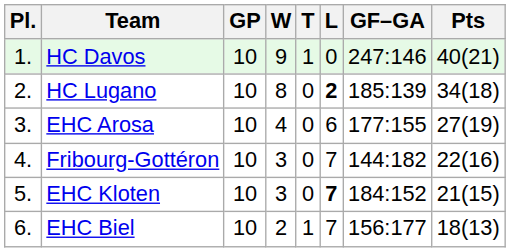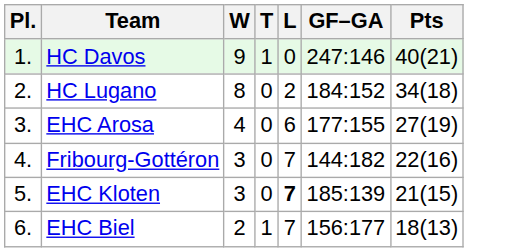- column: (245, 21)
(331, 90) bold -> (290, 90) normal
(387, 90) 185:139 -> (346, 90) 184:152
(387, 194) 184:152 -> (346, 194) 185:139
